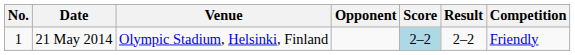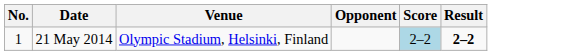- column: (528, 15)
(464, 38) normal -> (464, 38) bold
